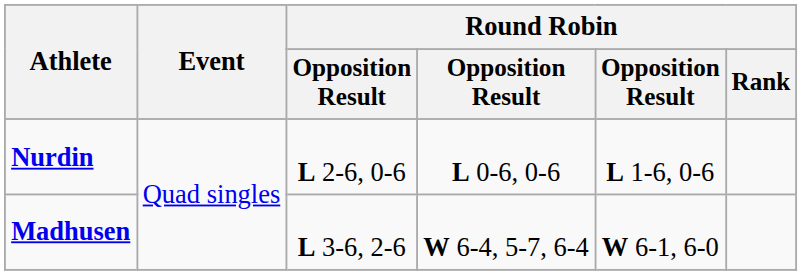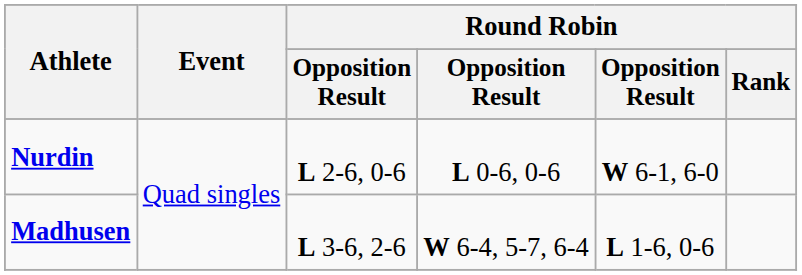(660, 172) L 1-6, 0-6 -> (660, 172) W 6-1, 6-0
(660, 247) W 6-1, 6-0 -> (660, 247) L 1-6, 0-6
